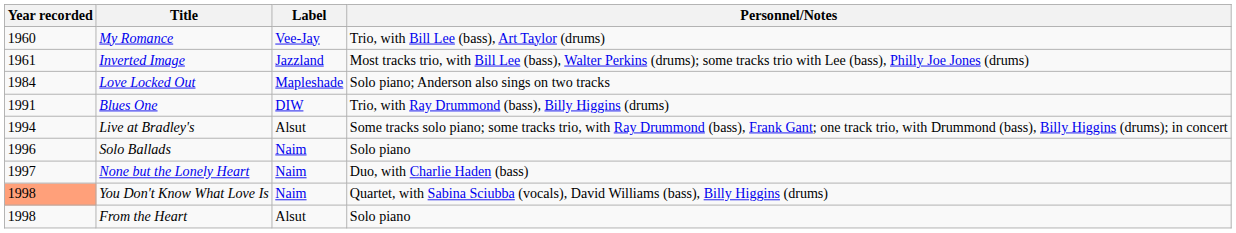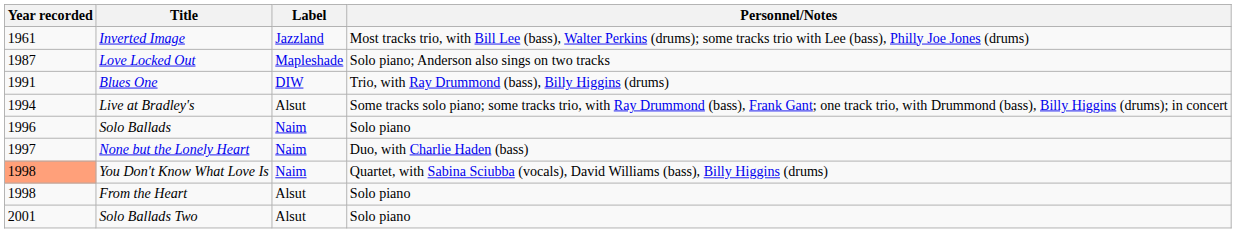- row: (136, 37)
(22, 82) 1984 -> (22, 60) 1987
+ row: (148, 216)
